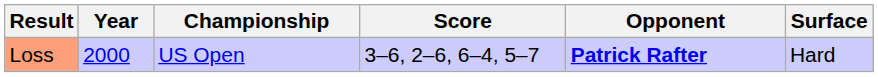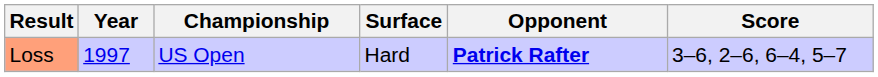columns swapped: (829, 21) <-> (463, 21)
(107, 54) 2000 -> (107, 54) 1997
